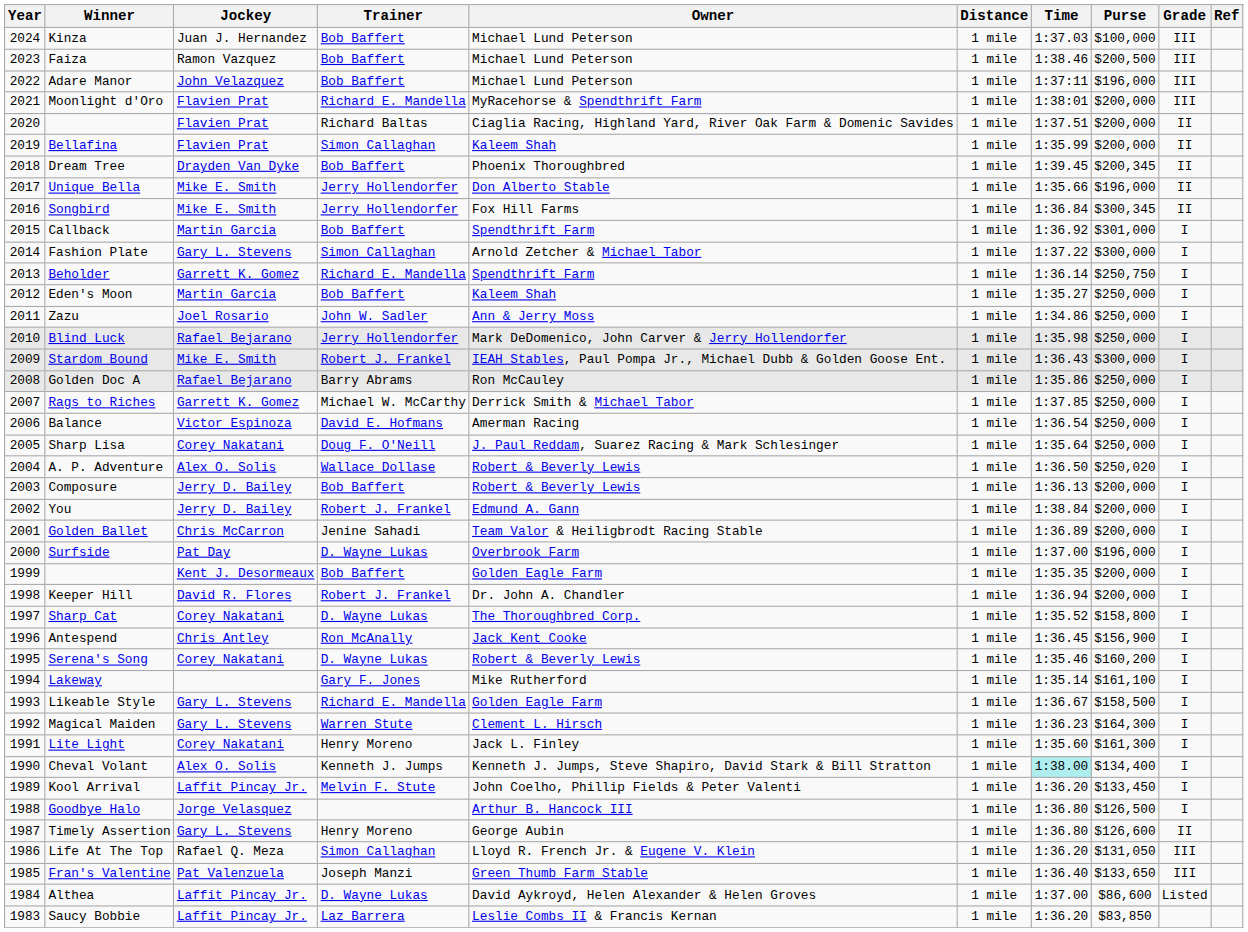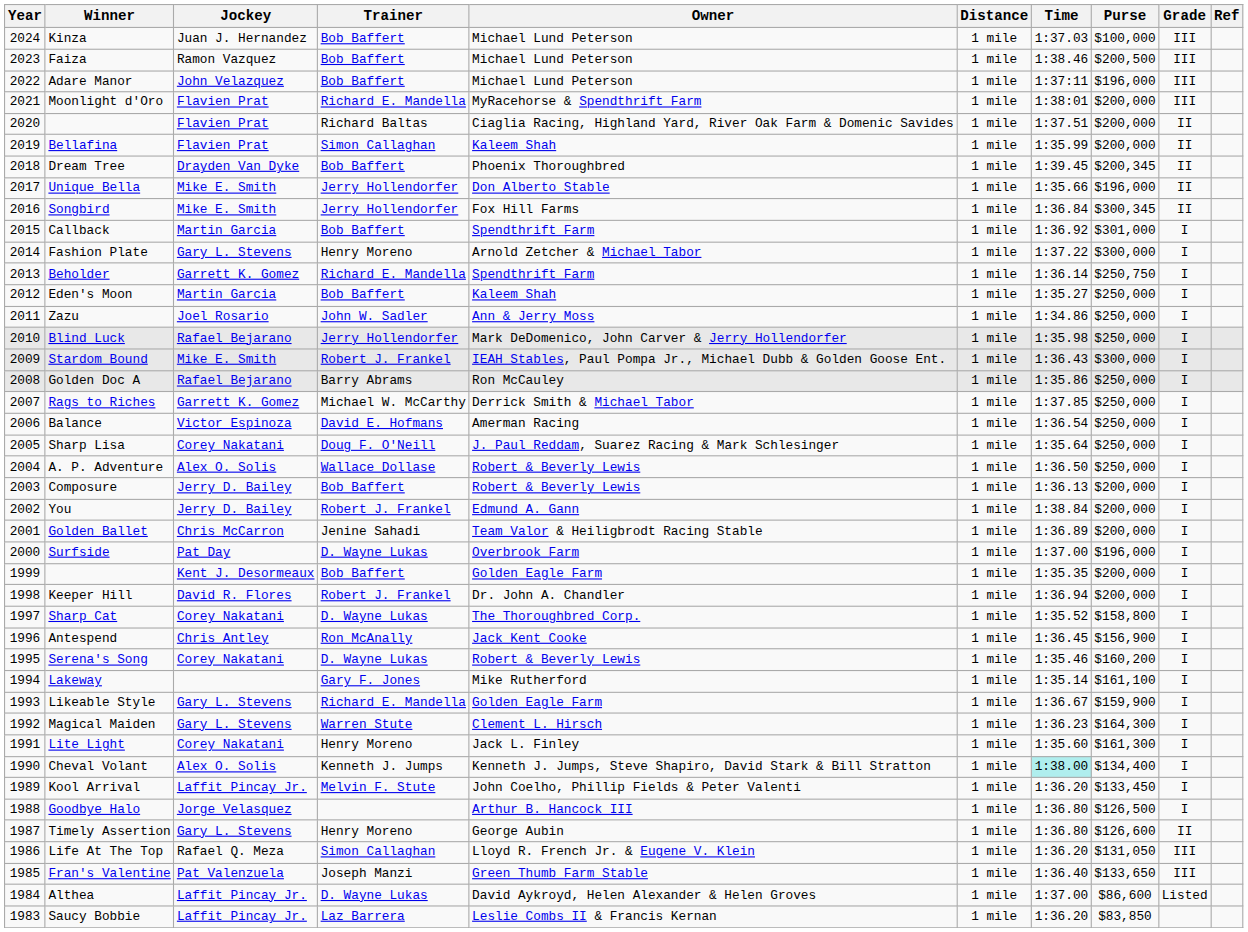(378, 253) Simon Callaghan -> (367, 253) Henry Moreno
(1125, 467) $250,020 -> (1125, 467) $250,000
(1125, 703) $158,500 -> (1125, 703) $159,900
